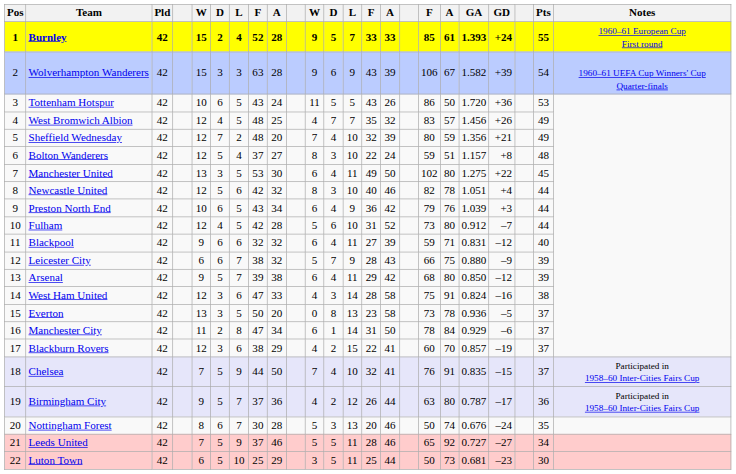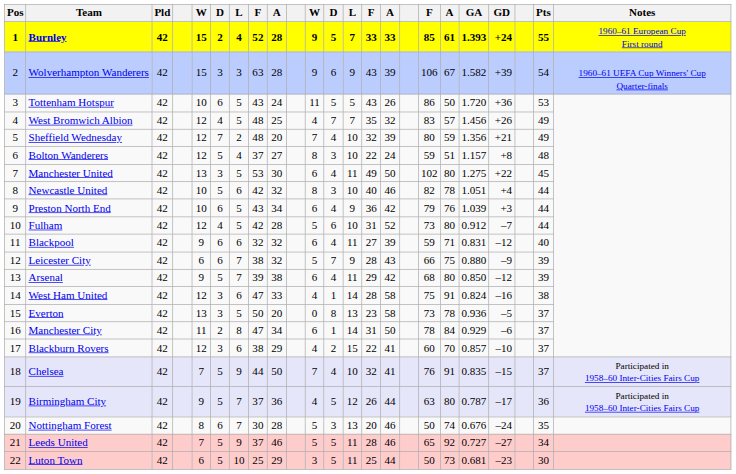(201, 190) 12 -> (201, 190) 10
(333, 295) 3 -> (333, 295) 1
(504, 348) –19 -> (504, 348) –10
(333, 401) 2 -> (333, 401) 5
